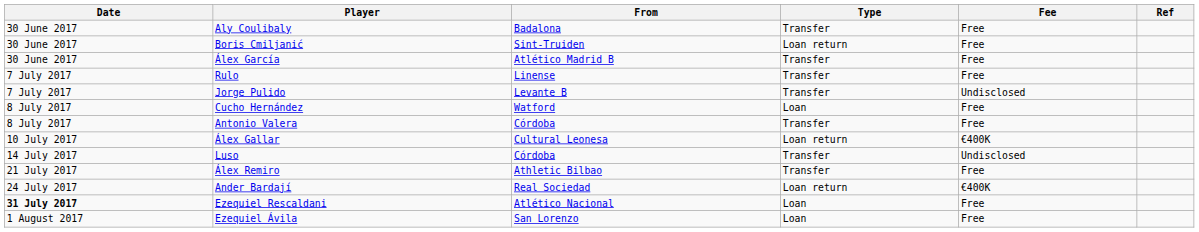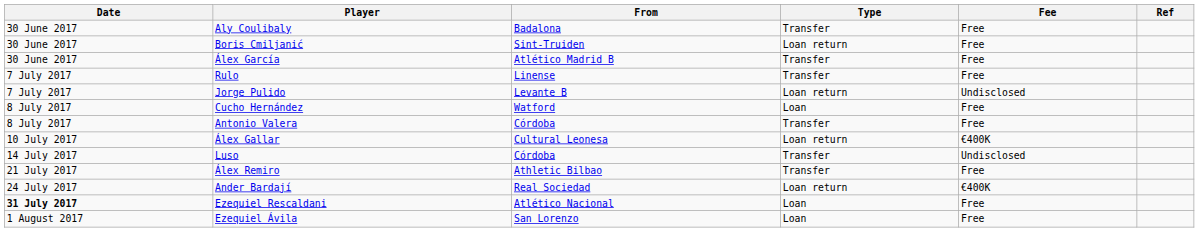(806, 92) Transfer -> (815, 92) Loan return
